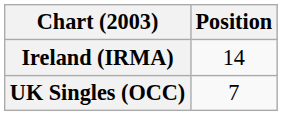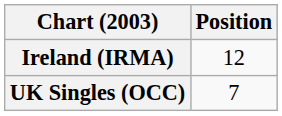(234, 57) 14 -> (234, 57) 12
